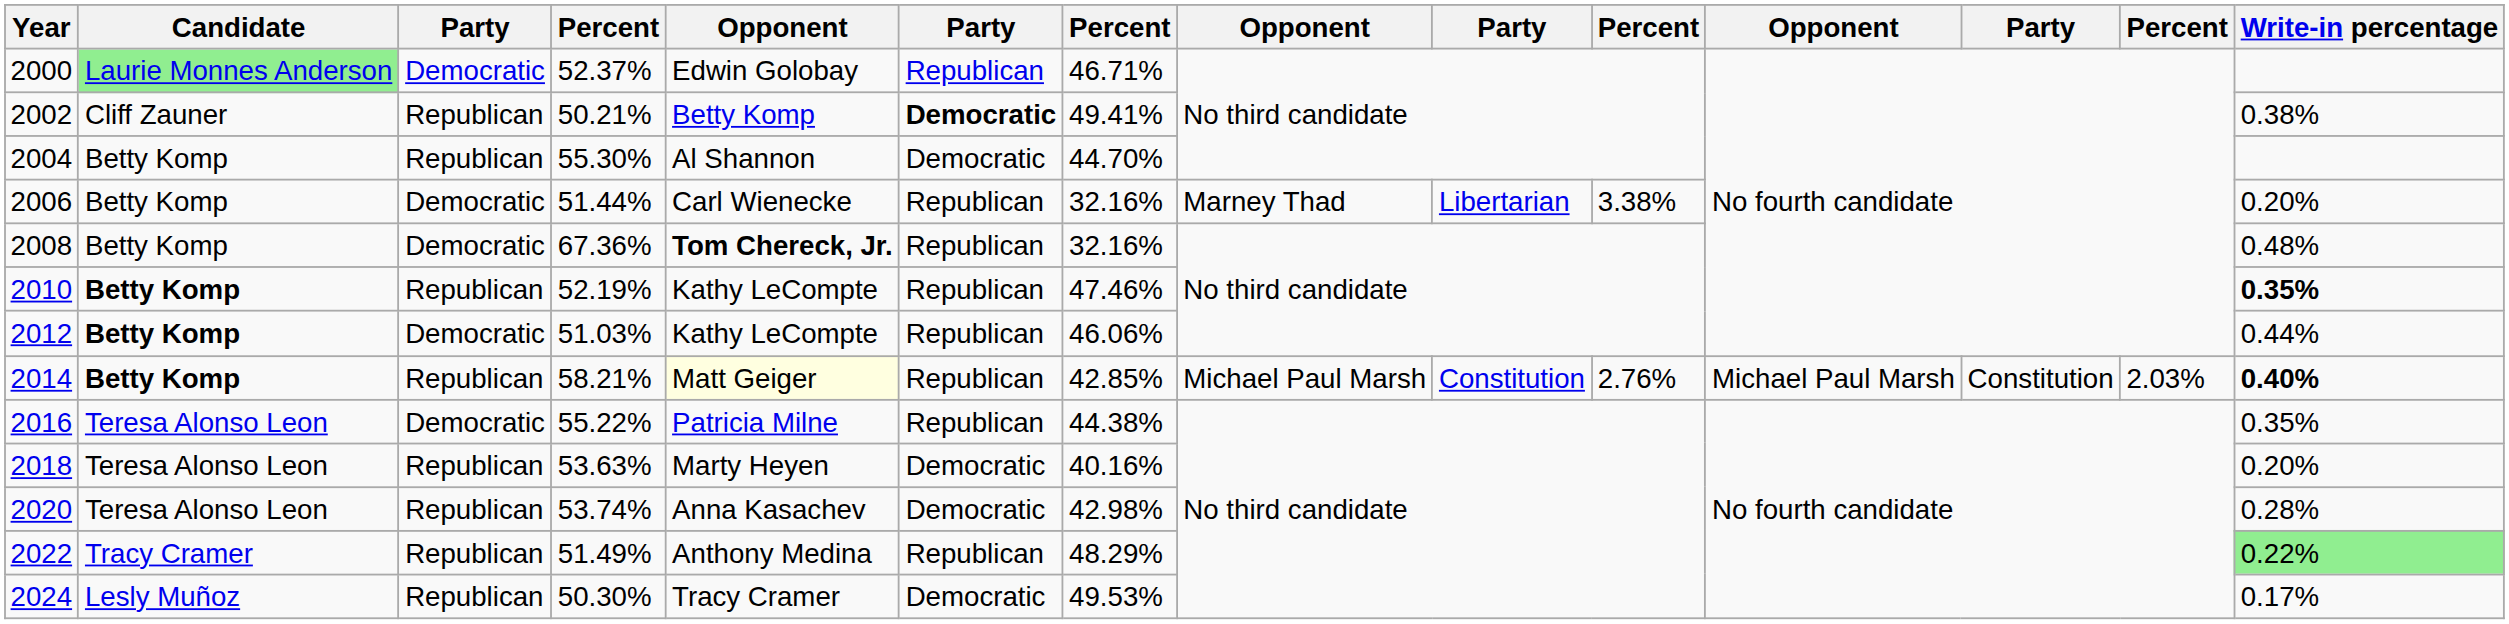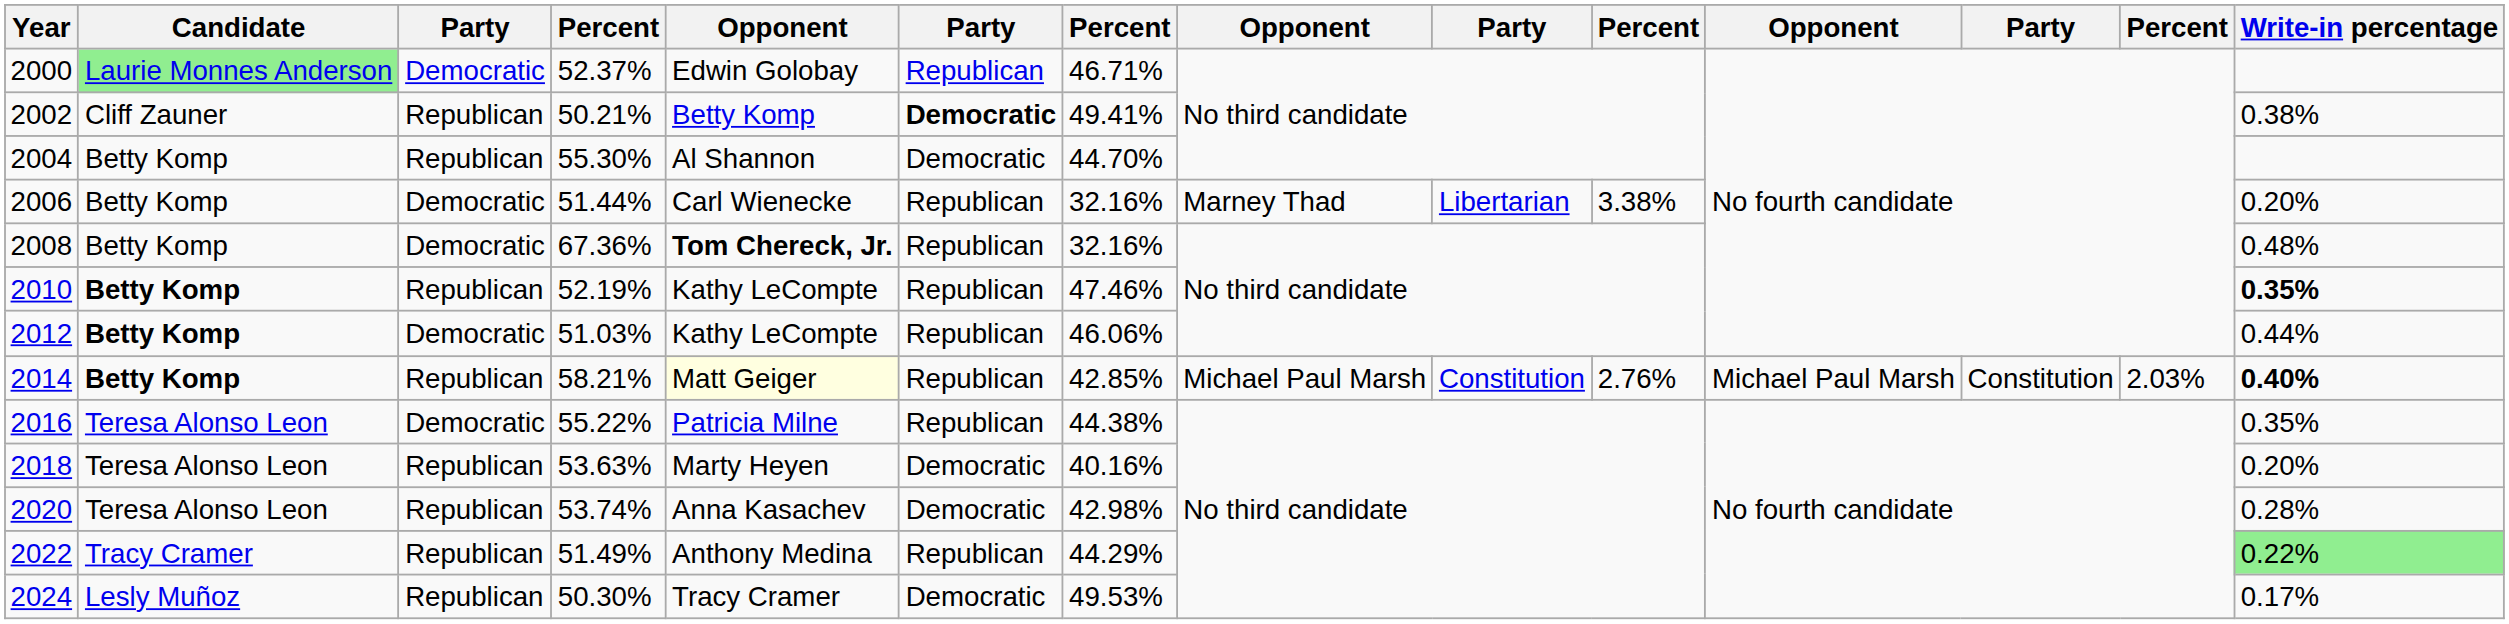(1116, 552) 48.29% -> (1116, 552) 44.29%
